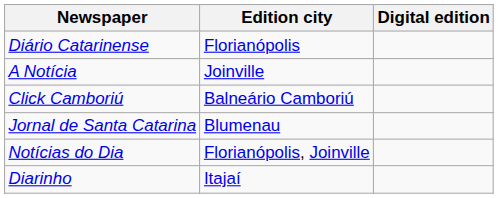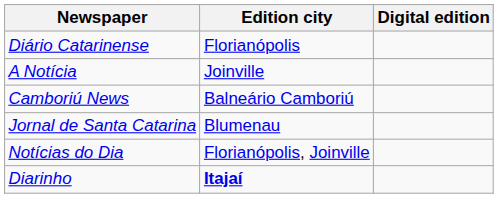+ row: (69, 98)
- row: (66, 98)
(222, 179) normal -> (223, 179) bold
